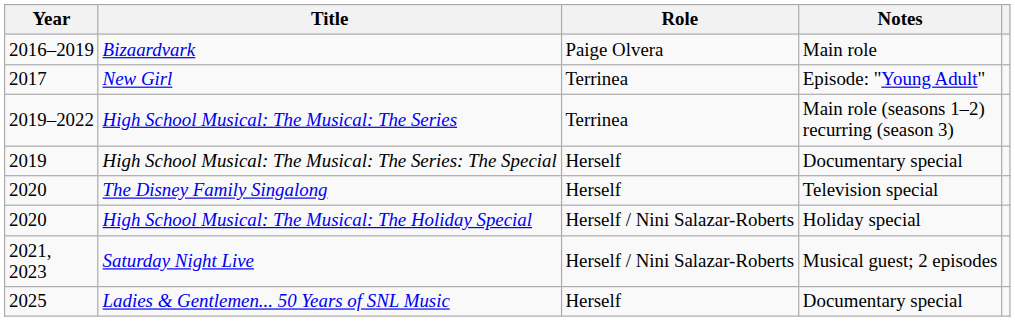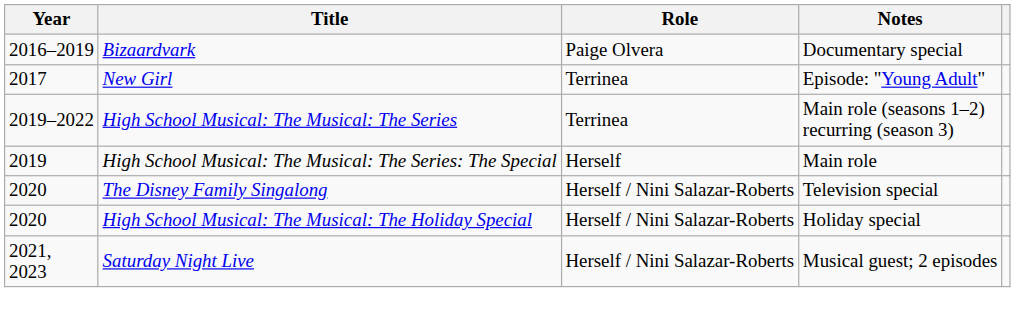(840, 49) Main role -> (883, 49) Documentary special
(883, 160) Documentary special -> (840, 160) Main role
(593, 190) Herself -> (680, 190) Herself / Nini Salazar-Roberts
- row: (276, 301)
